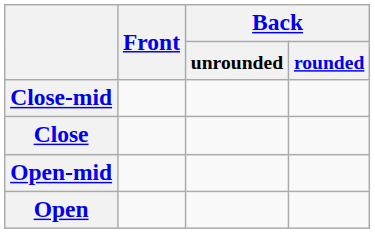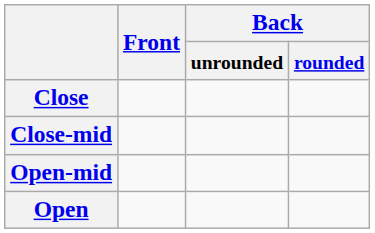rows swapped: (61, 135) <-> (61, 97)
